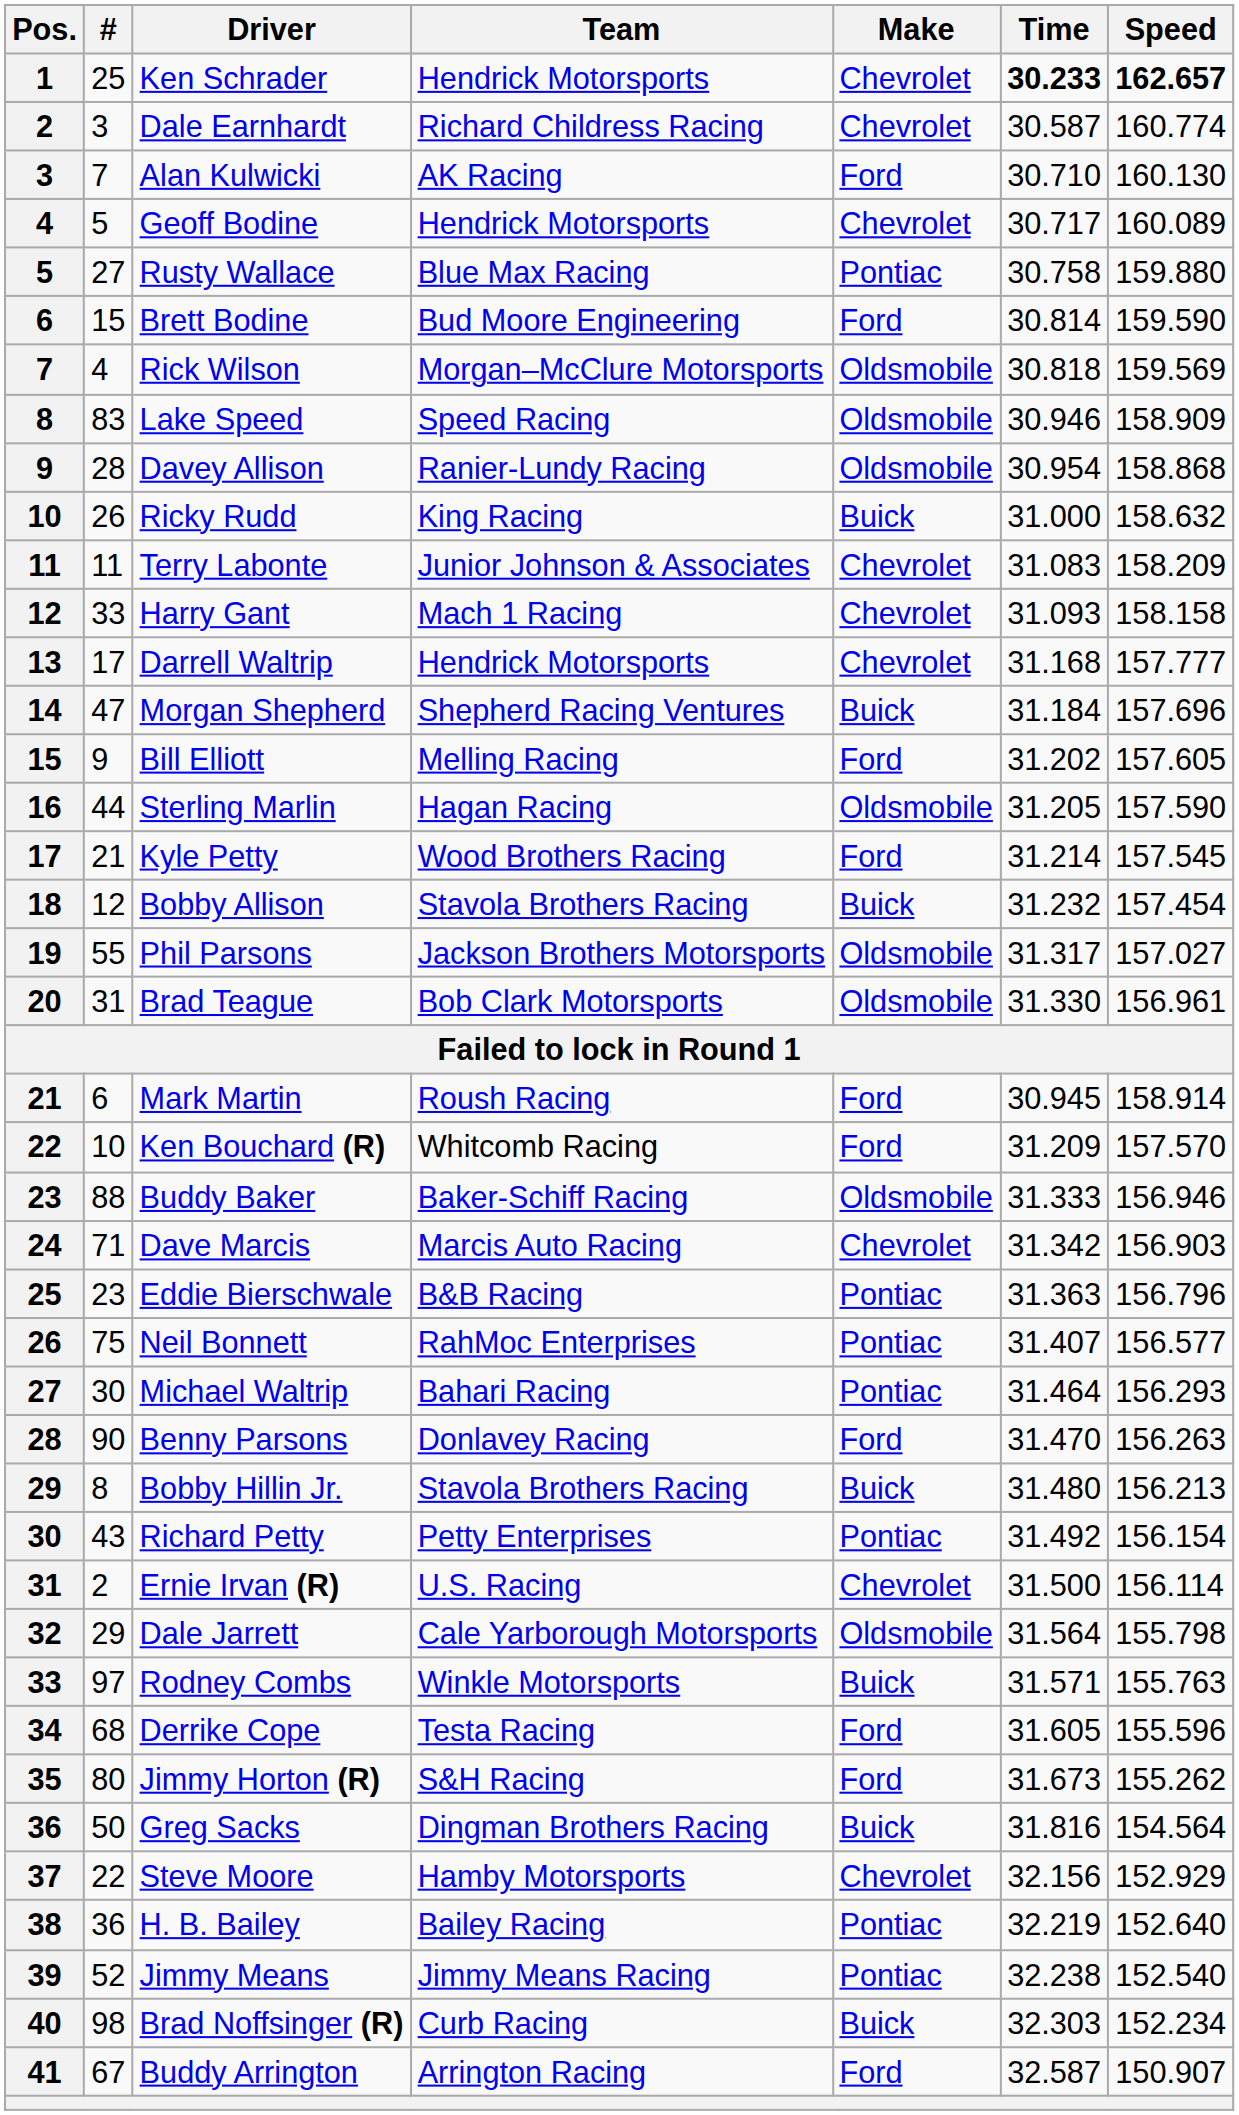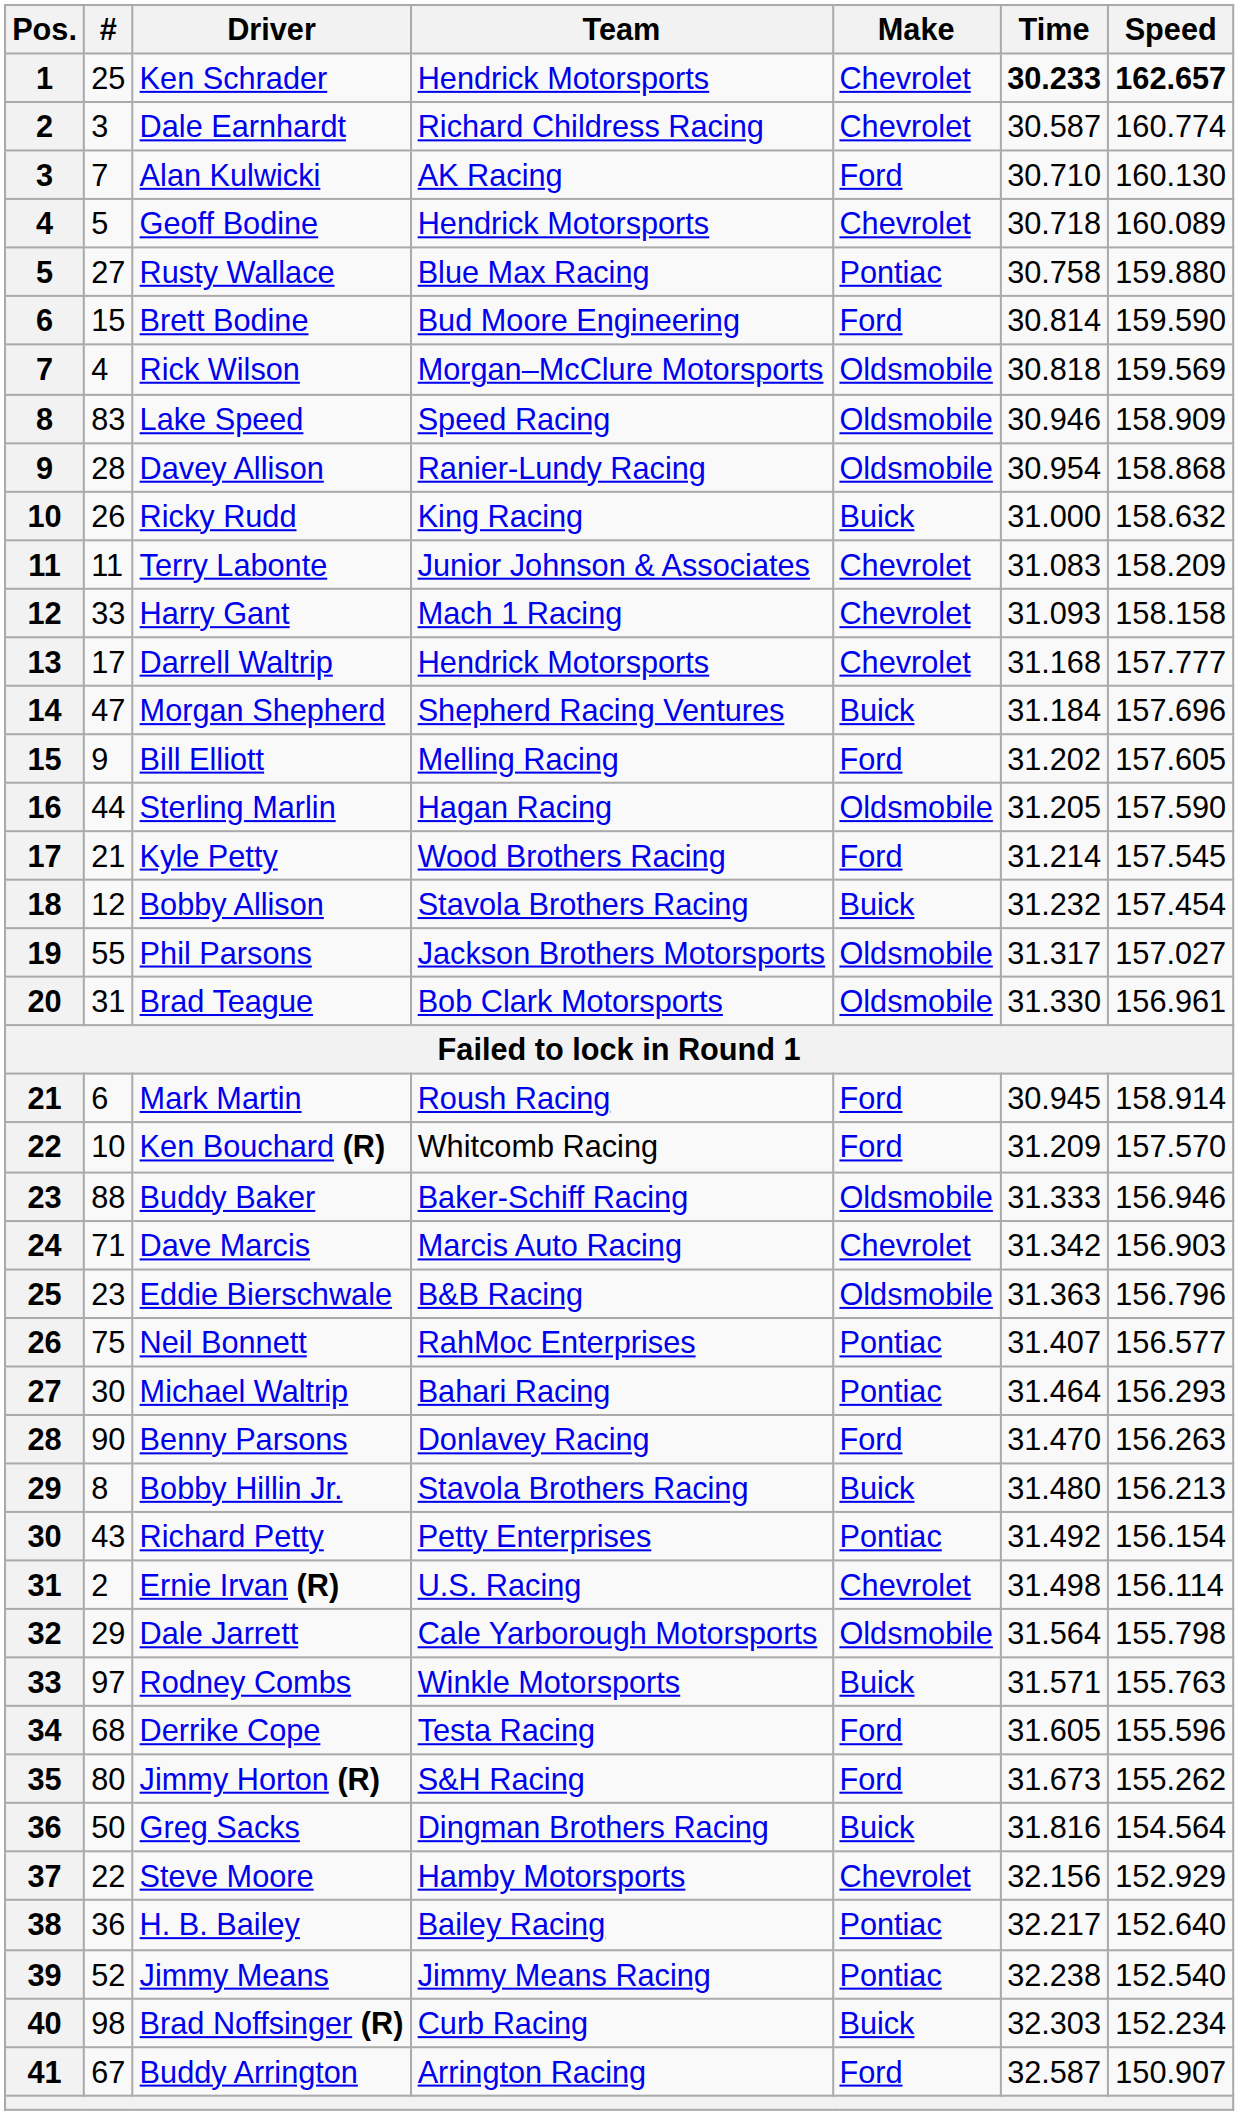(1054, 224) 30.717 -> (1054, 224) 30.718
(891, 1293) Pontiac -> (916, 1293) Oldsmobile
(1054, 1585) 31.500 -> (1054, 1585) 31.498
(1054, 1925) 32.219 -> (1054, 1925) 32.217
